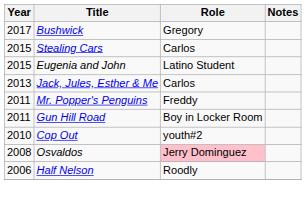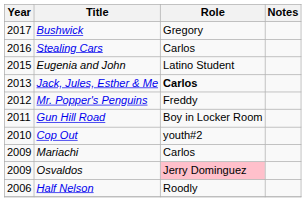(19, 48) 2015 -> (19, 48) 2016
(179, 83) normal -> (180, 83) bold
(19, 100) 2011 -> (19, 100) 2012
+ row: (57, 153)
(19, 153) 2008 -> (19, 170) 2009
